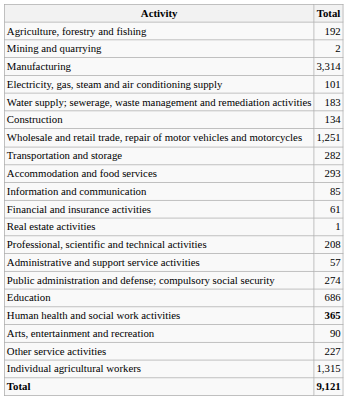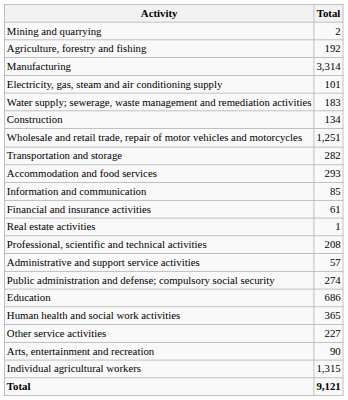rows swapped: (77, 31) <-> (54, 49)
(333, 316) bold -> (333, 316) normal
rows swapped: (81, 333) <-> (57, 351)
